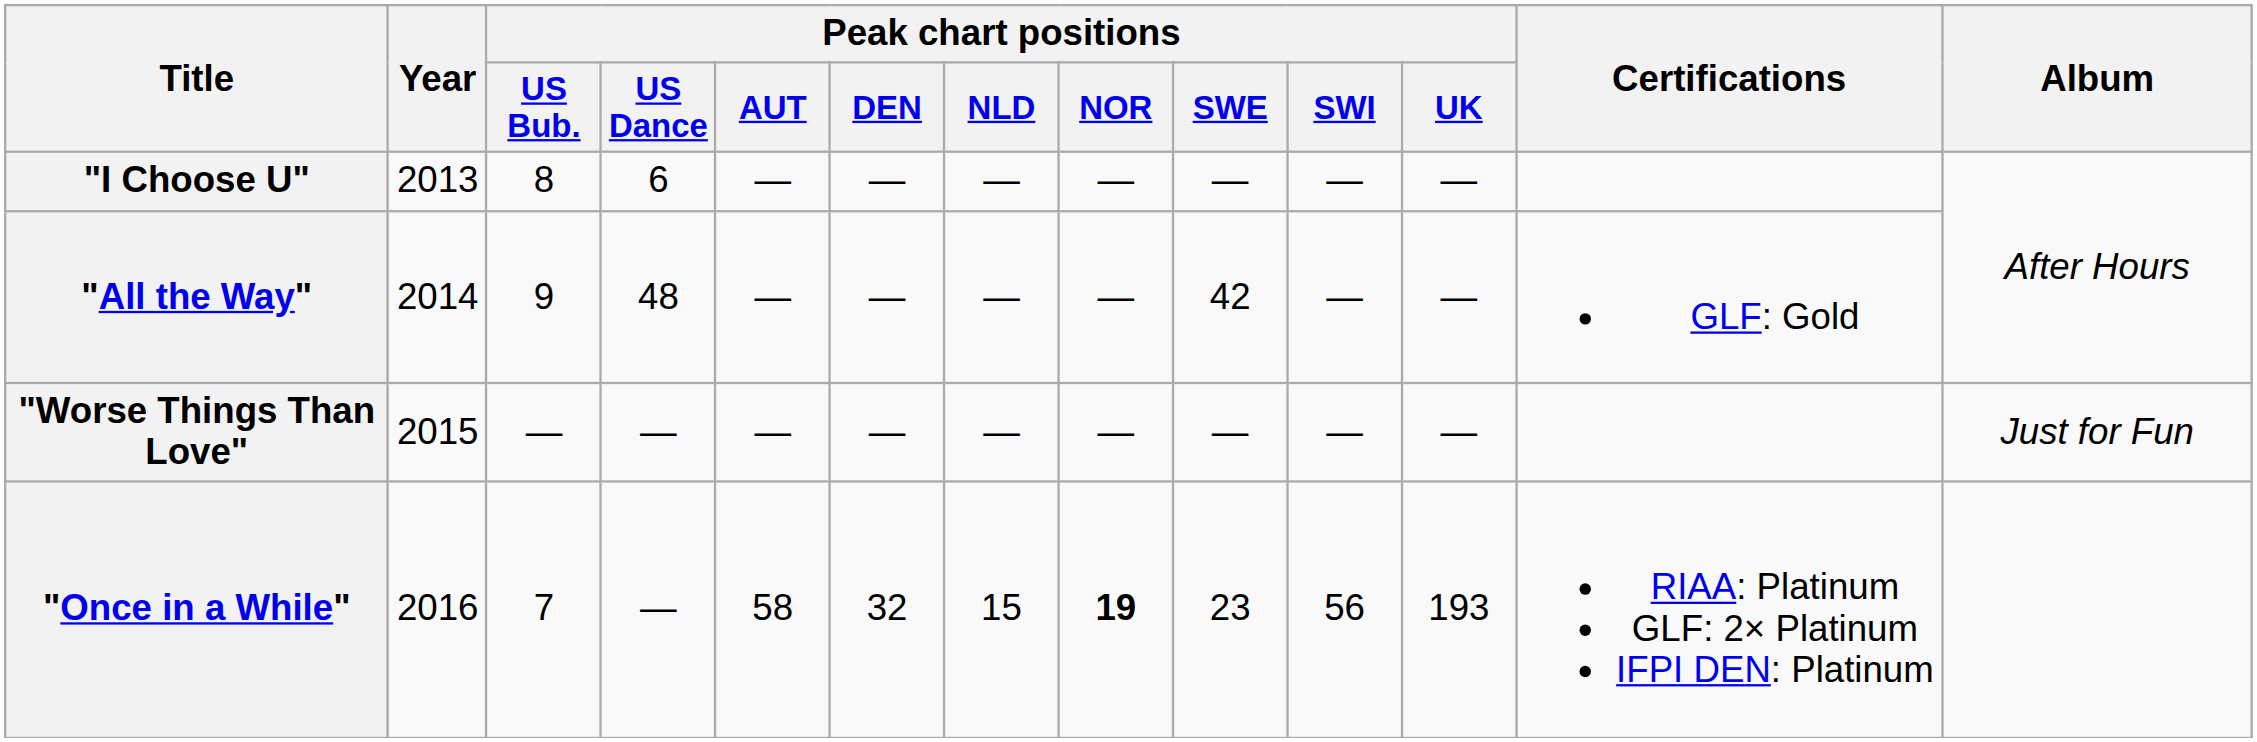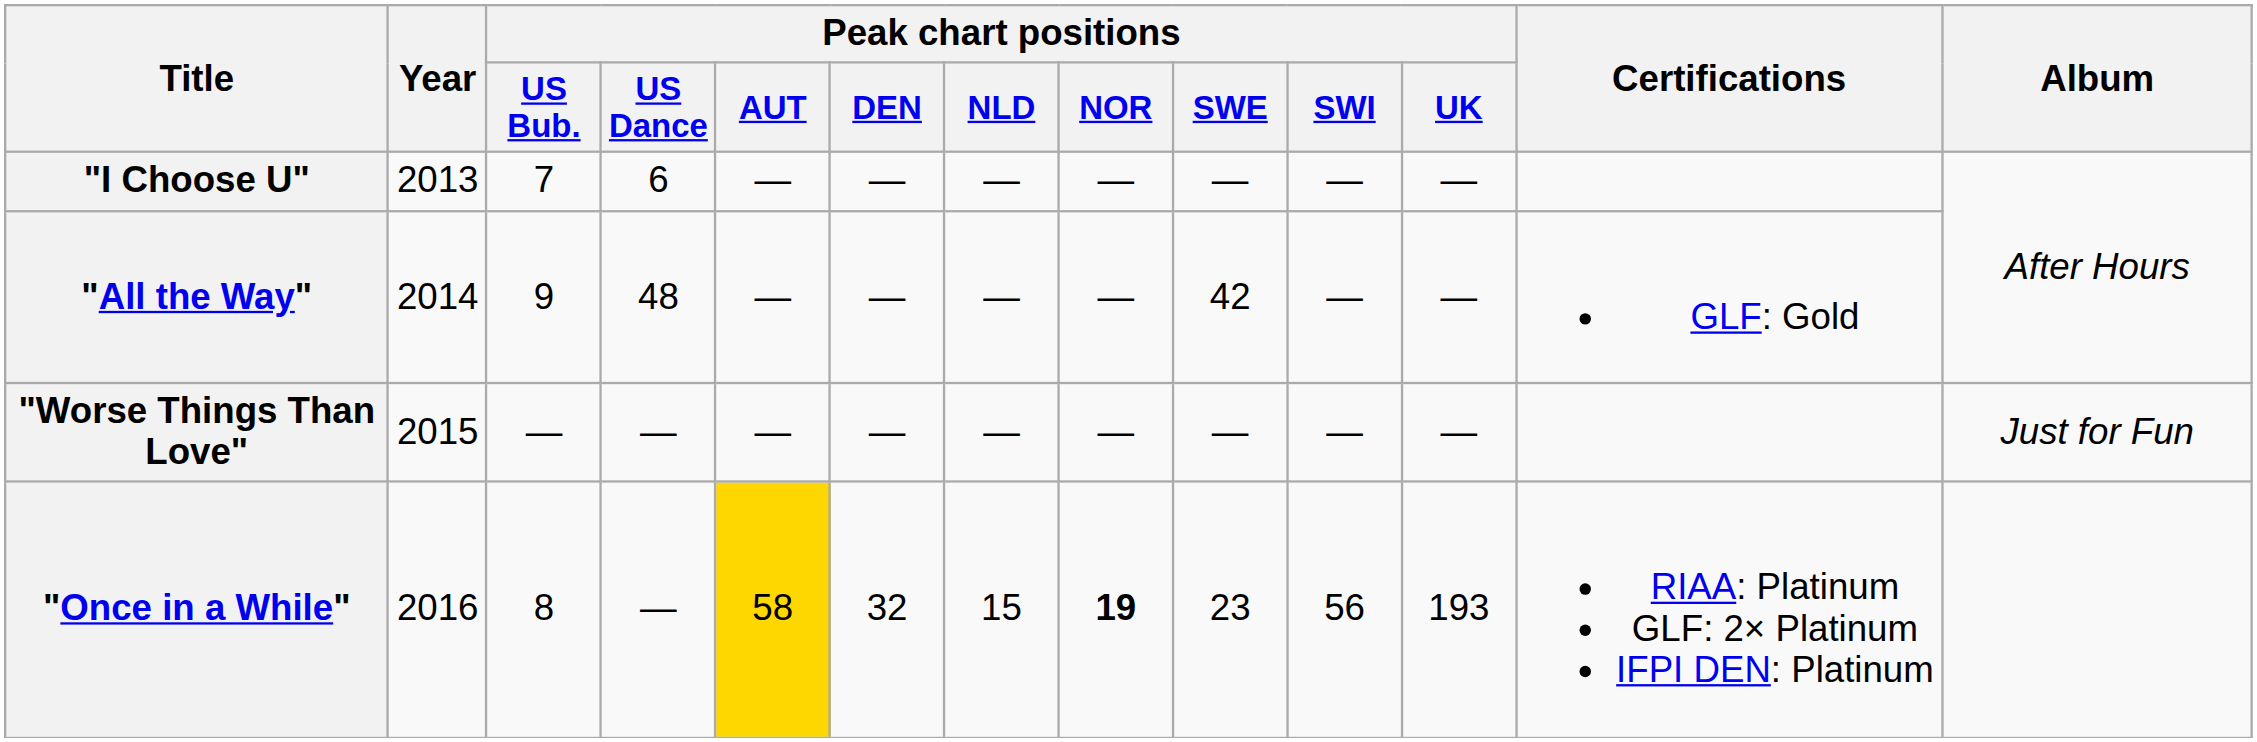(544, 180) 8 -> (544, 180) 7
(544, 608) 7 -> (544, 608) 8
(773, 608) no background -> (773, 608) gold background
